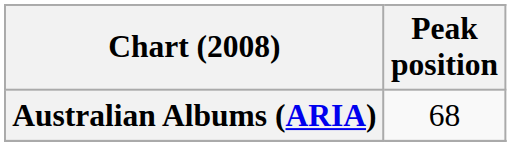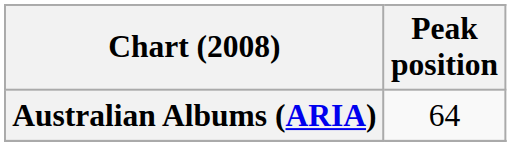(445, 114) 68 -> (445, 114) 64
